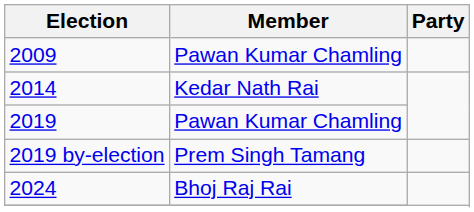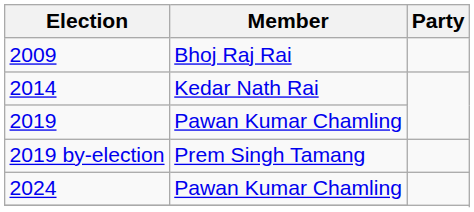(288, 54) Pawan Kumar Chamling -> (233, 54) Bhoj Raj Rai
(233, 188) Bhoj Raj Rai -> (288, 188) Pawan Kumar Chamling
